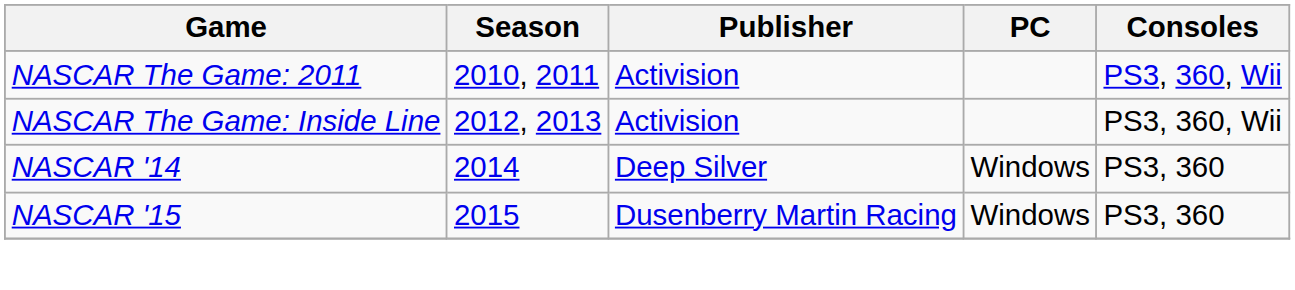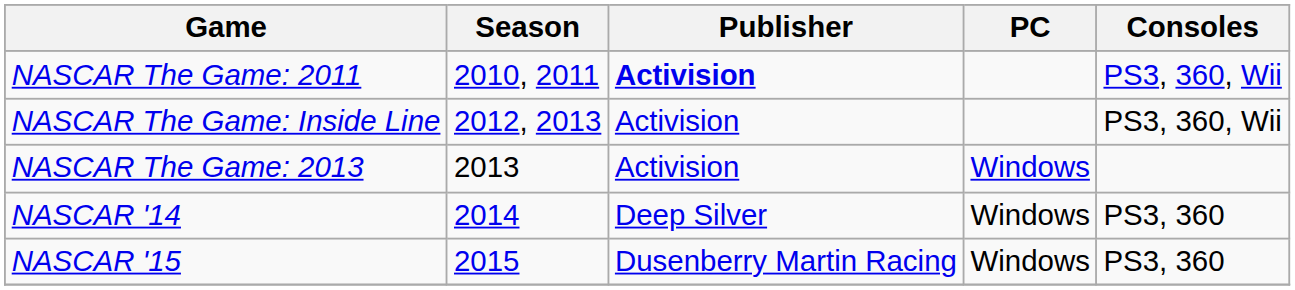(677, 74) normal -> (685, 74) bold
+ row: (188, 167)
